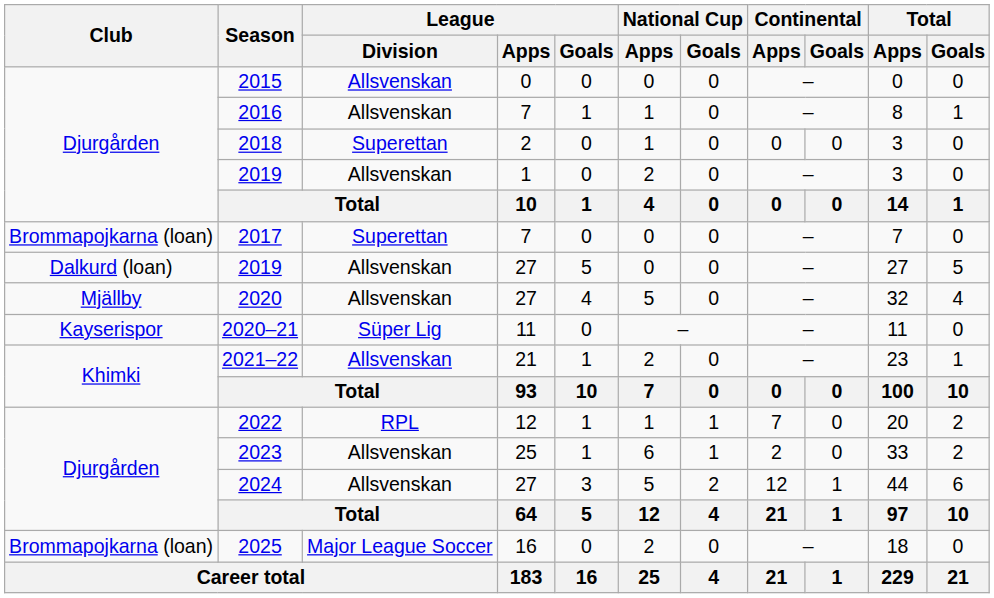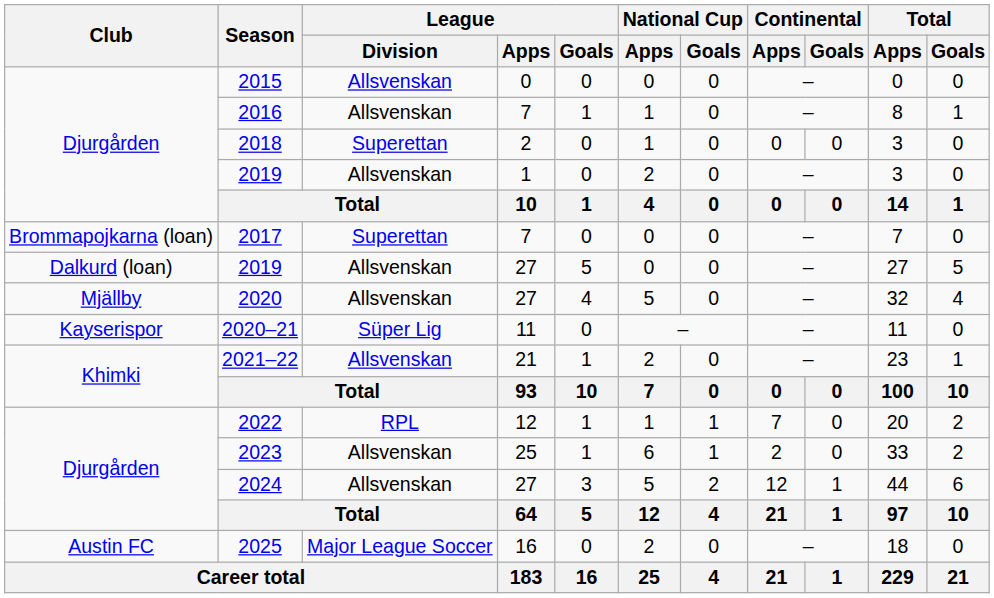(111, 546) Brommapojkarna (loan) -> (111, 546) Austin FC
